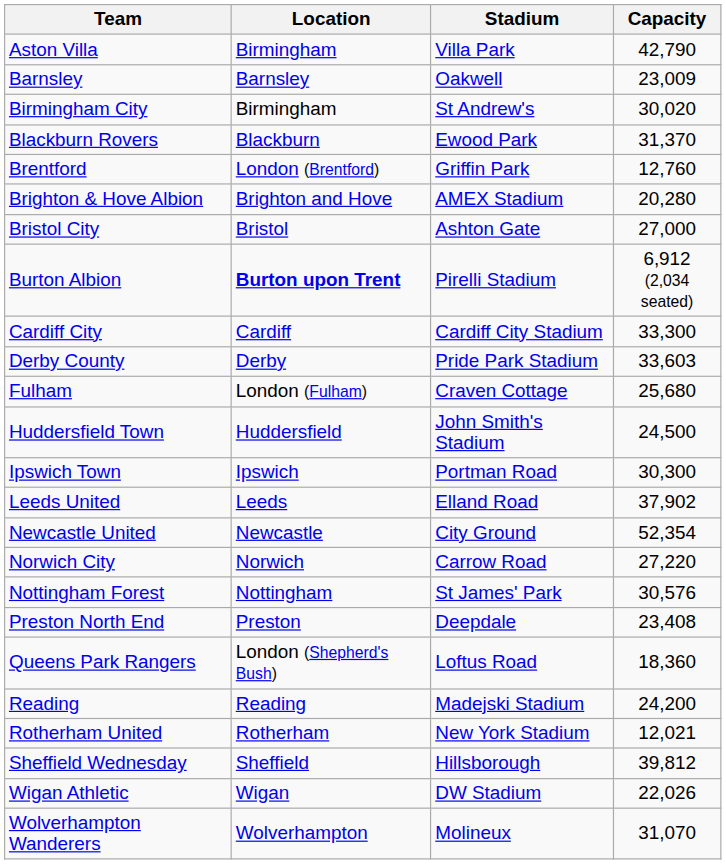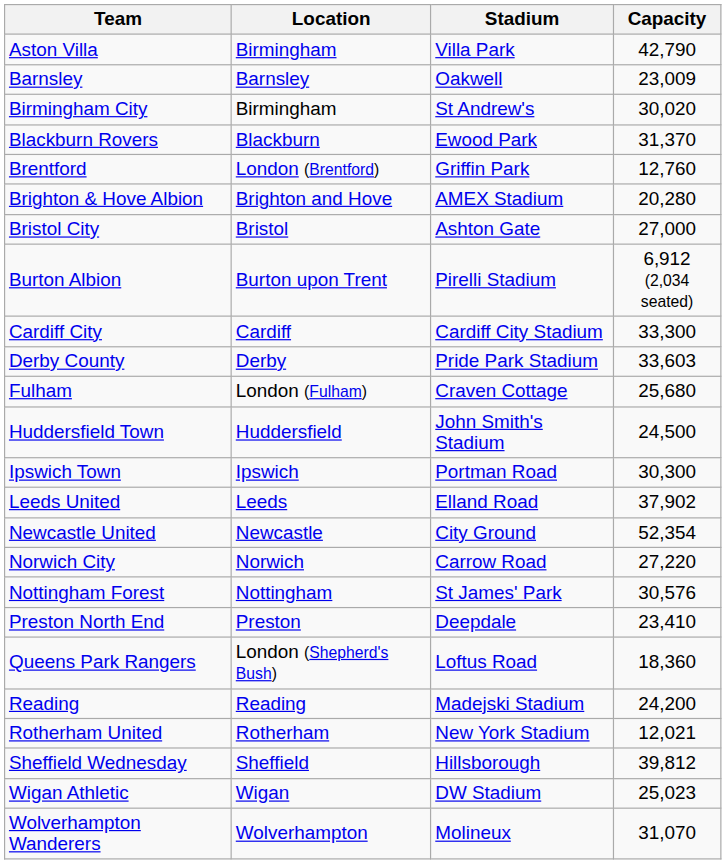(318, 280) bold -> (311, 280) normal
(667, 622) 23,408 -> (667, 622) 23,410
(667, 793) 22,026 -> (667, 793) 25,023
